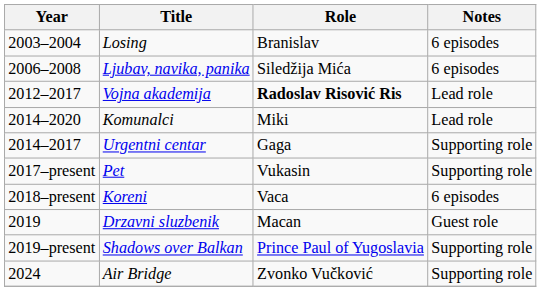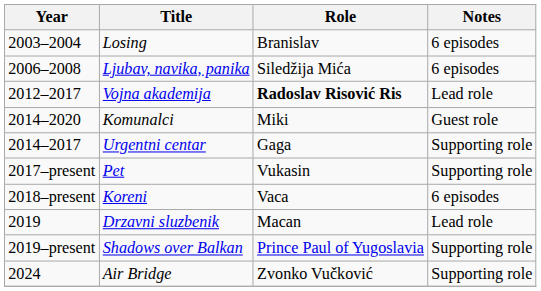(462, 119) Lead role -> (465, 119) Guest role
(465, 222) Guest role -> (462, 222) Lead role
